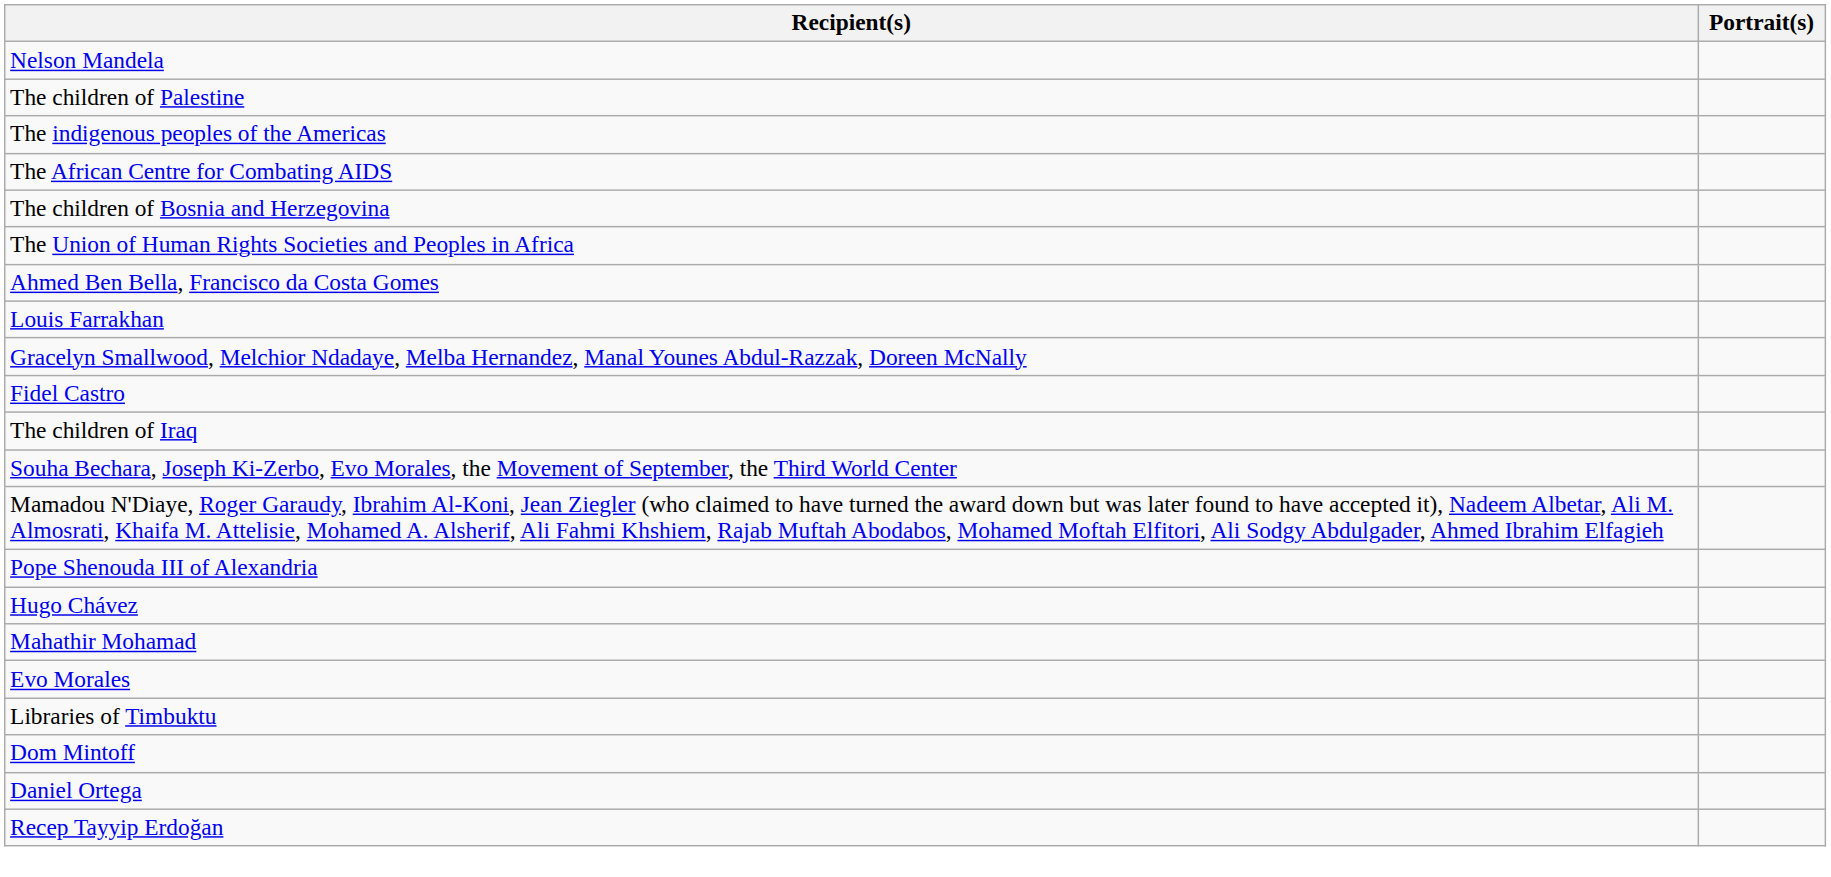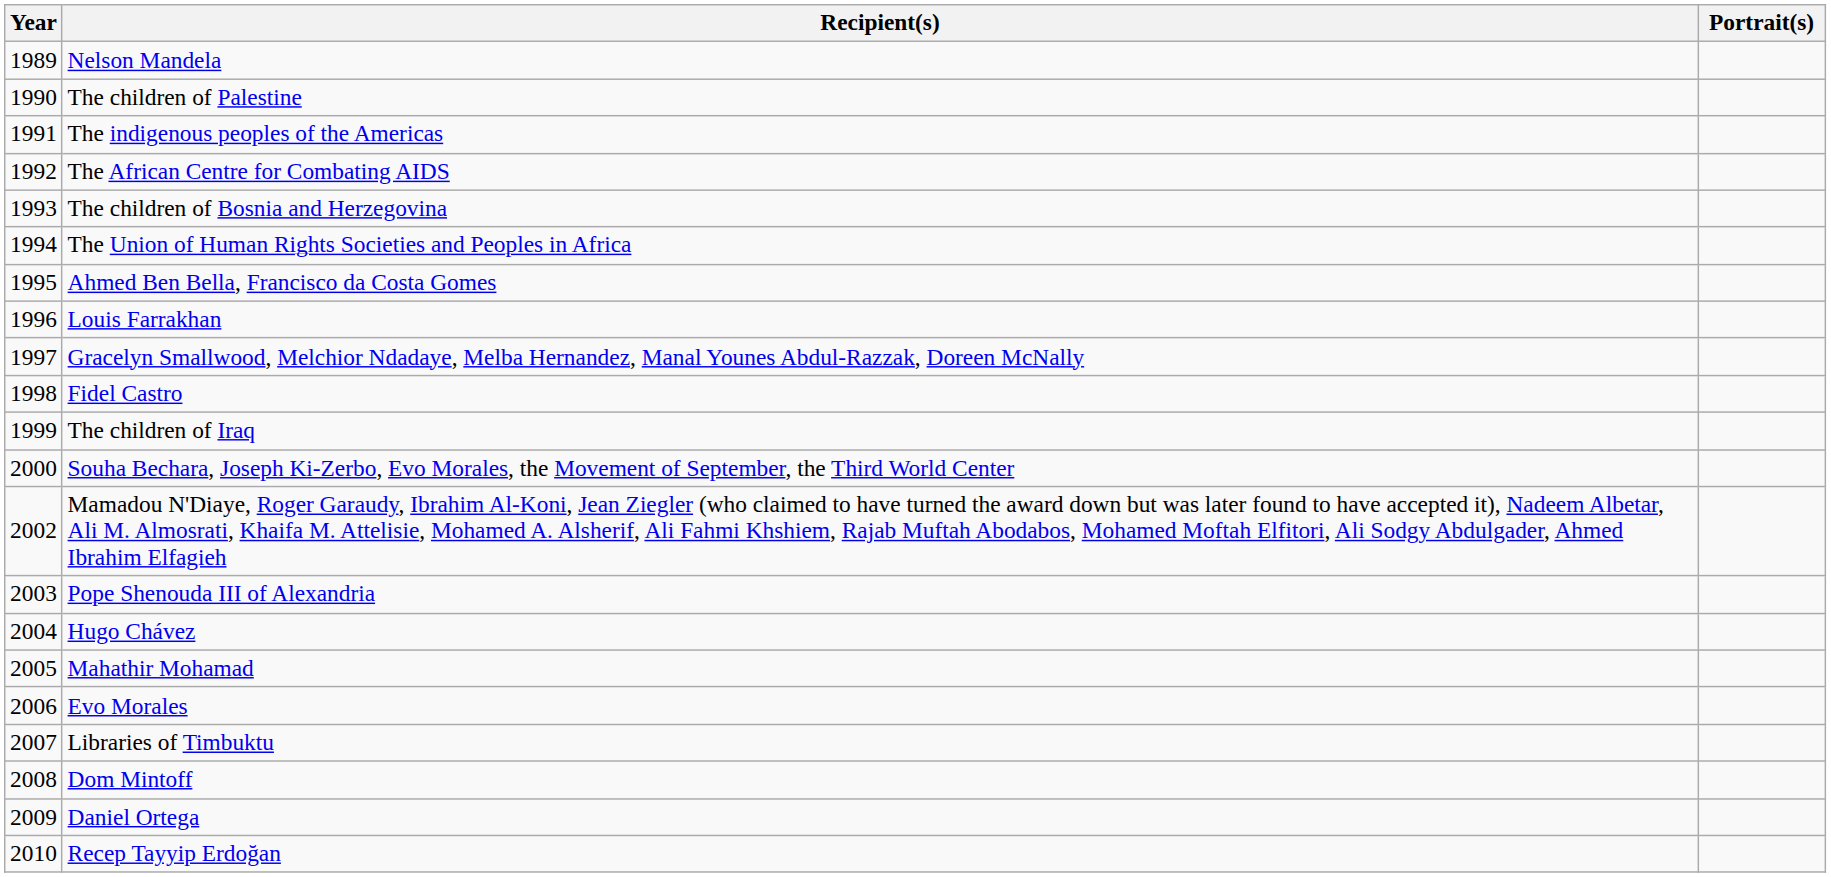+ column: (33, 23)
